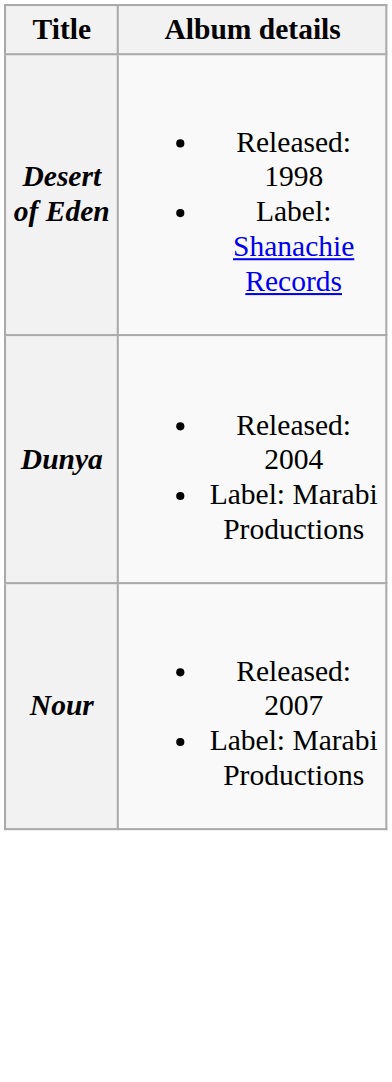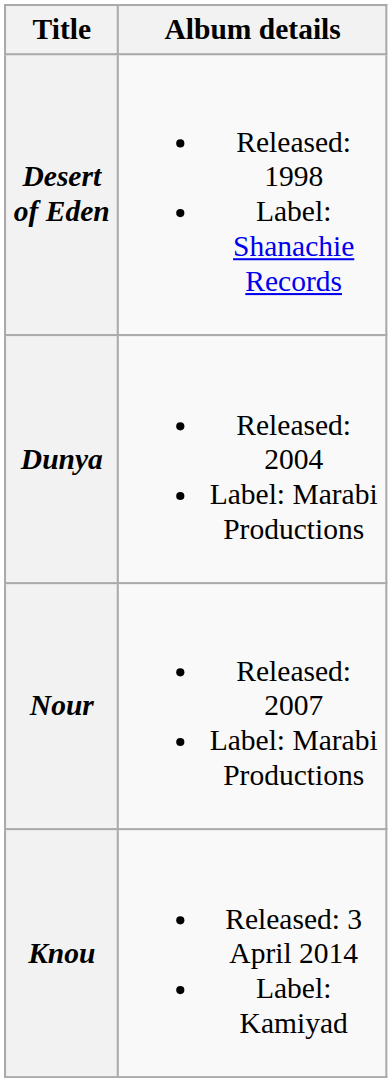+ row: (62, 953)
